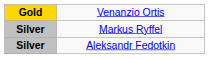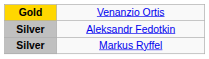rows swapped: (131, 29) <-> (131, 45)
